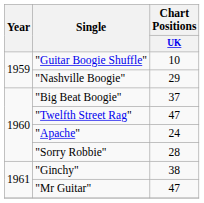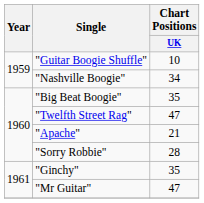(174, 79) 29 -> (174, 79) 34
(174, 97) 37 -> (174, 97) 35
(174, 133) 24 -> (174, 133) 21
(174, 170) 38 -> (174, 170) 35
